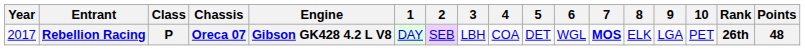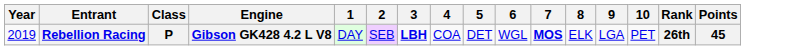- column: (219, 14)
(22, 34) 2017 -> (22, 34) 2019
(473, 34) normal -> (414, 34) bold
(777, 34) 48 -> (718, 34) 45
